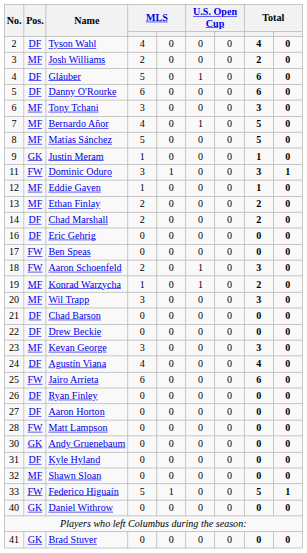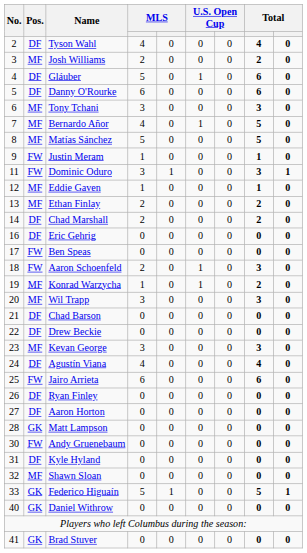(35, 156) GK -> (35, 156) FW
(35, 428) FW -> (35, 428) GK
(35, 444) GK -> (35, 444) FW
(35, 492) FW -> (35, 492) GK
